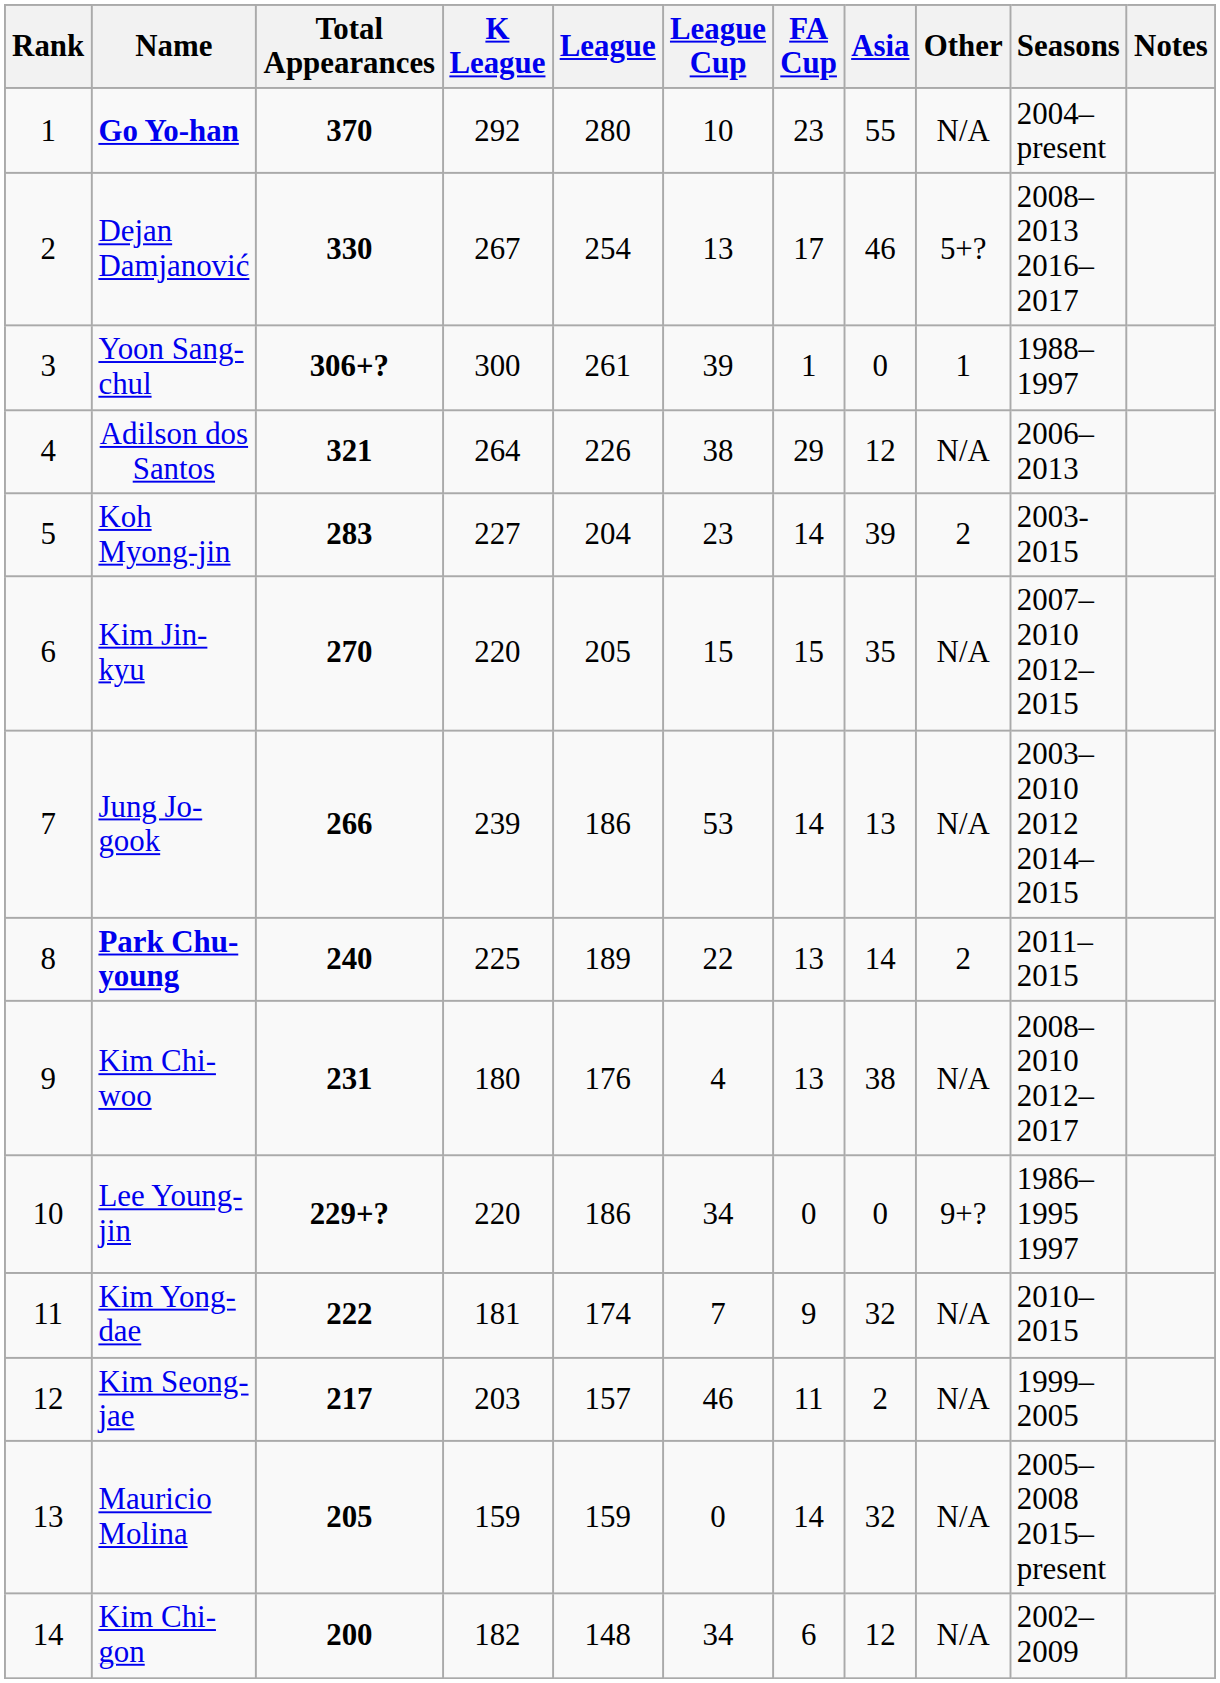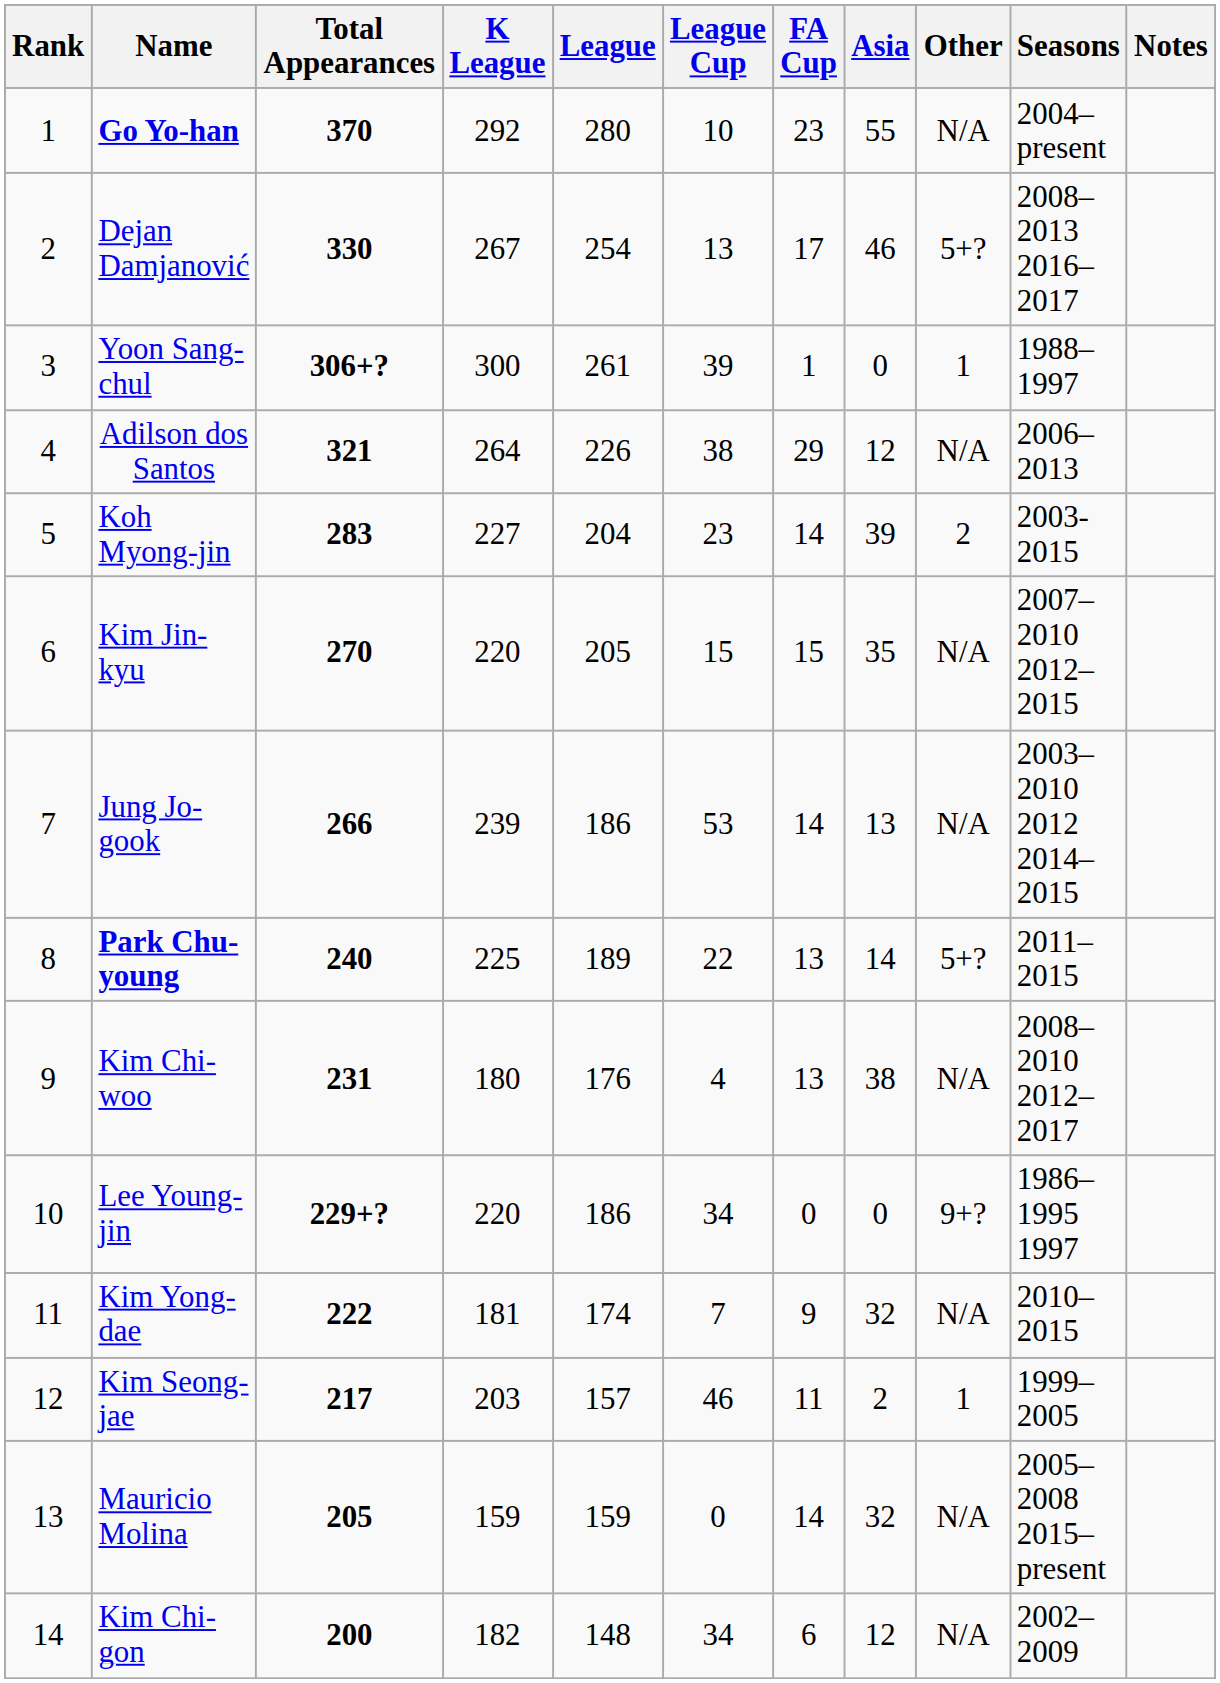(963, 959) 2 -> (963, 959) 5+?
(963, 1398) N/A -> (963, 1398) 1
